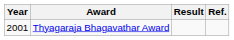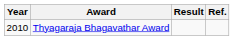(17, 27) 2001 -> (17, 27) 2010
